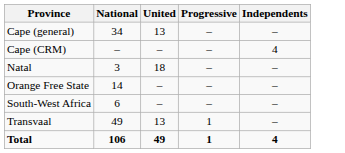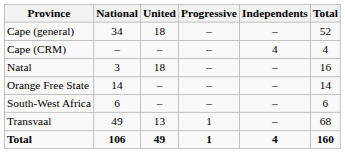+ column: (325, 13)
(159, 31) 13 -> (159, 31) 18
